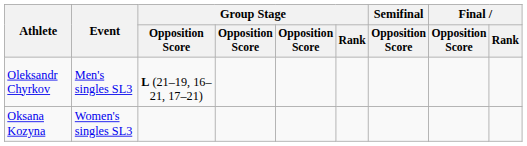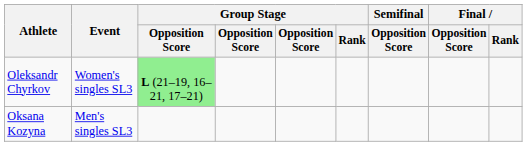(104, 82) Men's singles SL3 -> (104, 82) Women's singles SL3
(176, 89) no background -> (176, 89) lightgreen background
(104, 124) Women's singles SL3 -> (104, 124) Men's singles SL3
